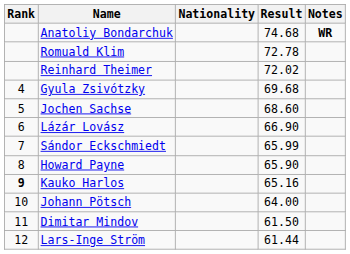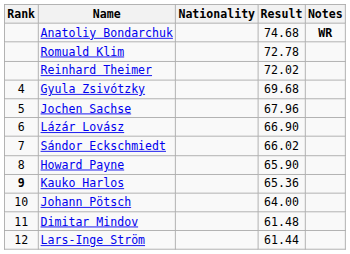(281, 108) 68.60 -> (281, 108) 67.96
(281, 146) 65.99 -> (281, 146) 66.02
(281, 184) 65.16 -> (281, 184) 65.36
(281, 221) 61.50 -> (281, 221) 61.48
